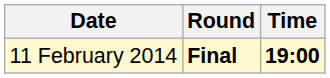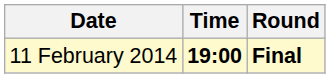columns swapped: (292, 21) <-> (221, 21)
